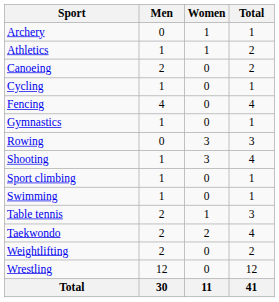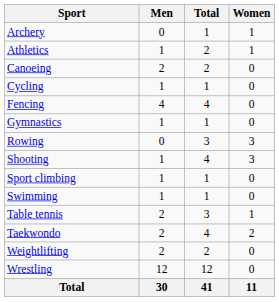columns swapped: (207, 13) <-> (252, 13)
